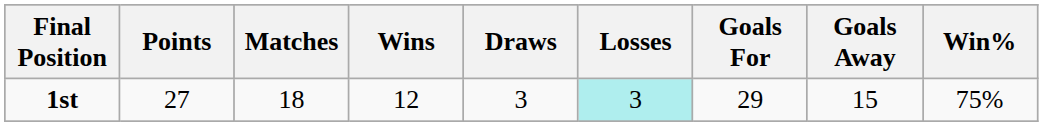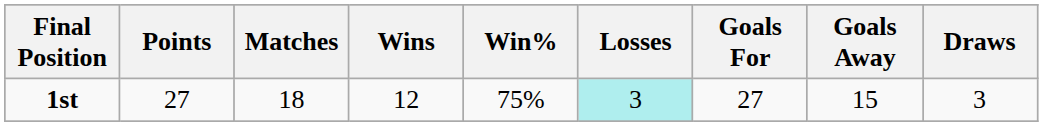columns swapped: (521, 41) <-> (980, 41)
(750, 99) 29 -> (750, 99) 27
